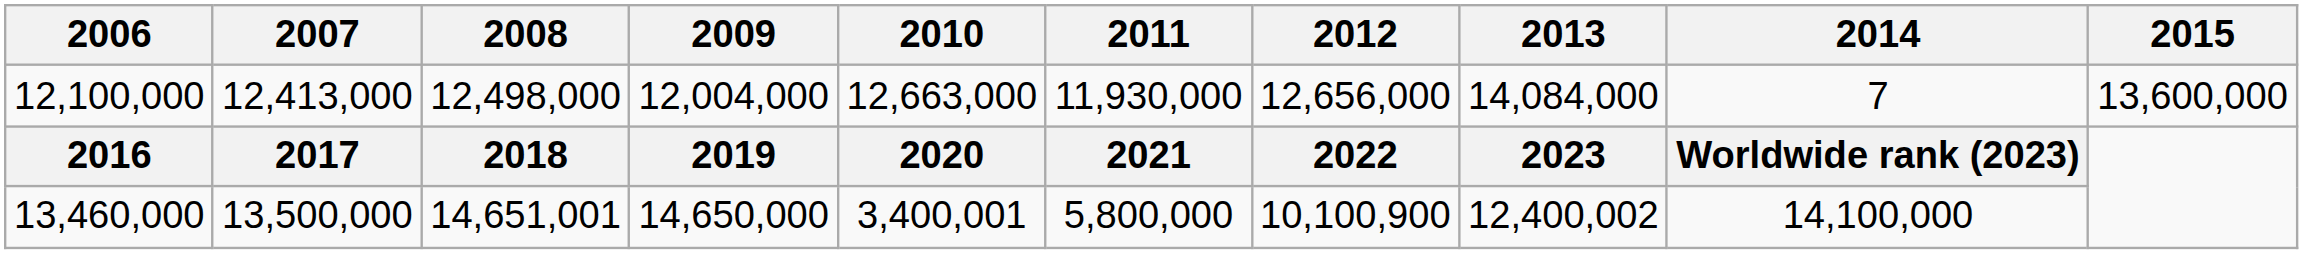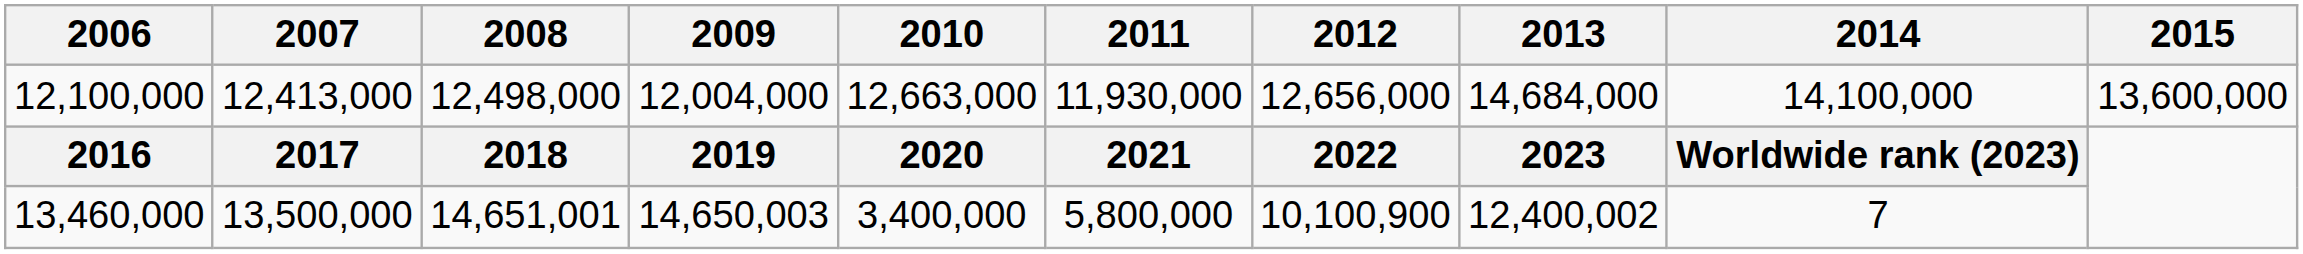(1563, 95) 14,084,000 -> (1563, 95) 14,684,000
(1878, 95) 7 -> (1878, 95) 14,100,000
(734, 215) 14,650,000 -> (734, 215) 14,650,003
(942, 215) 3,400,001 -> (942, 215) 3,400,000
(1878, 215) 14,100,000 -> (1878, 215) 7
